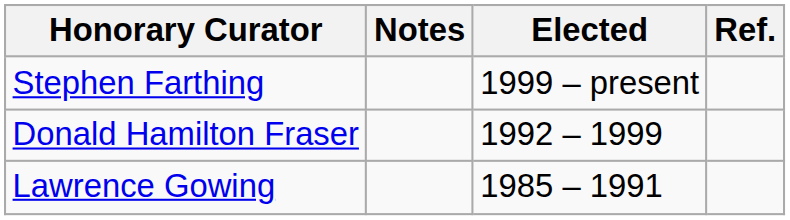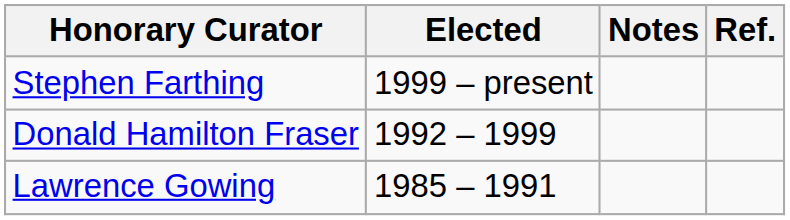columns swapped: (590, 30) <-> (420, 30)
